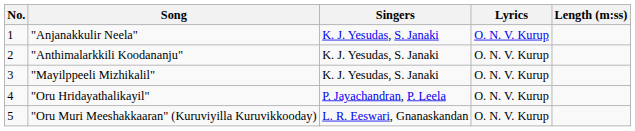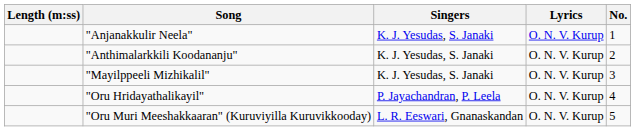columns swapped: (16, 14) <-> (591, 14)
